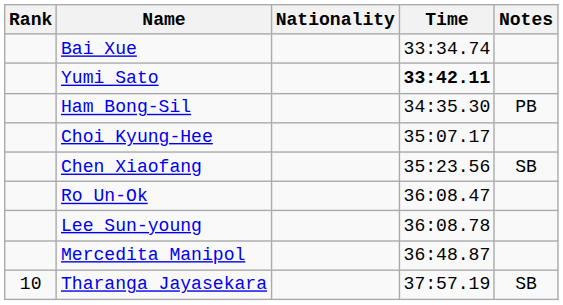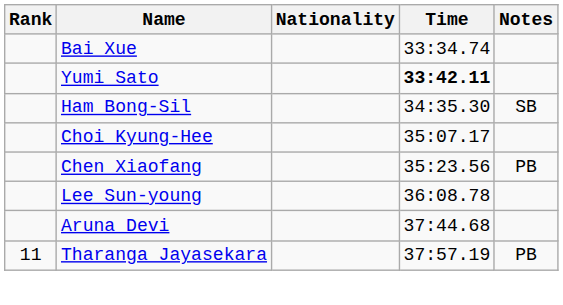(526, 108) PB -> (526, 108) SB
(526, 167) SB -> (526, 167) PB
- row: (104, 196)
- row: (153, 255)
+ row: (115, 226)
(31, 284) 10 -> (31, 255) 11
(526, 284) SB -> (526, 255) PB
